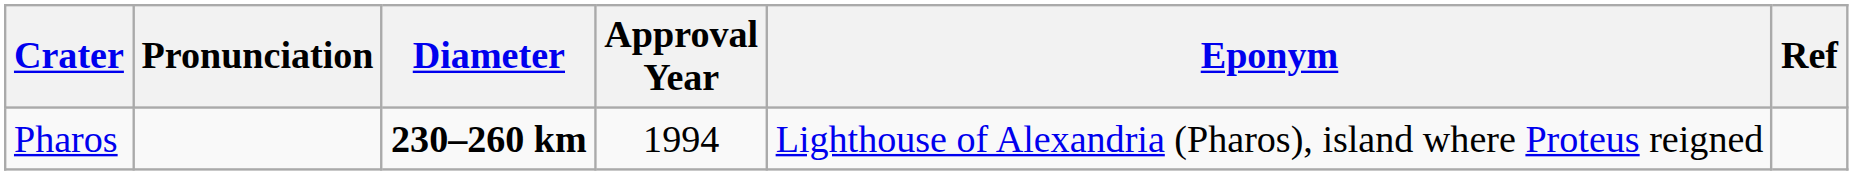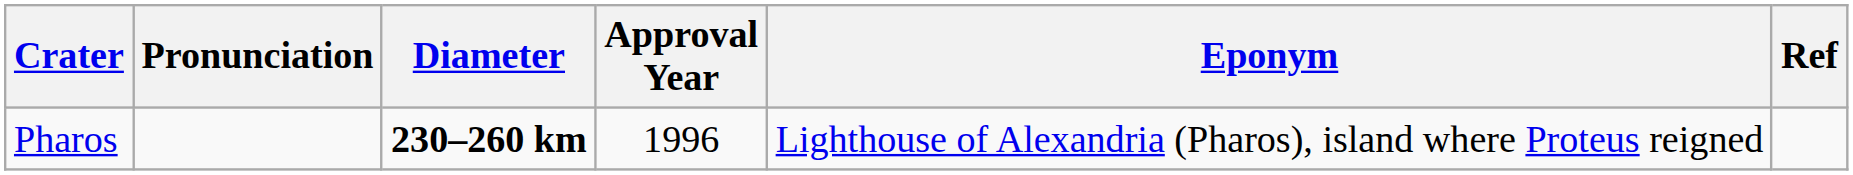(681, 137) 1994 -> (681, 137) 1996
